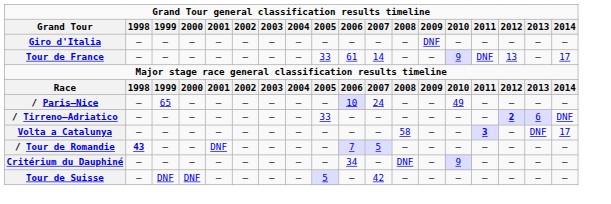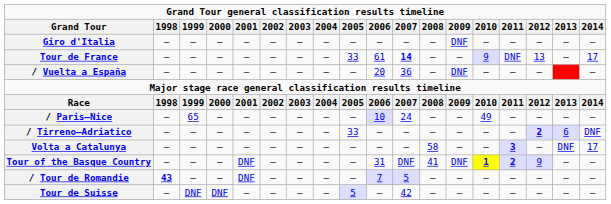(378, 57) normal -> (406, 57) bold
+ row: (79, 72)
+ row: (79, 162)
- row: (65, 162)
